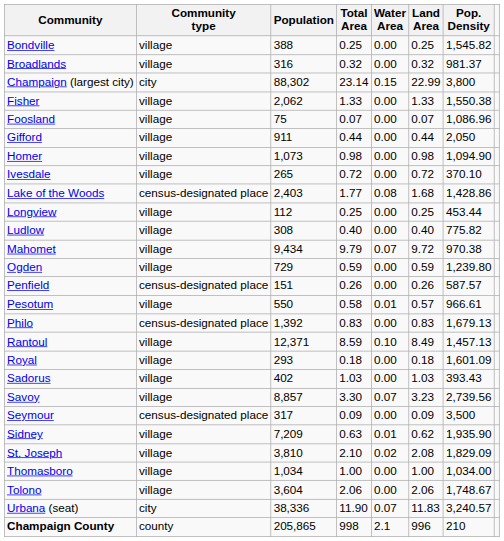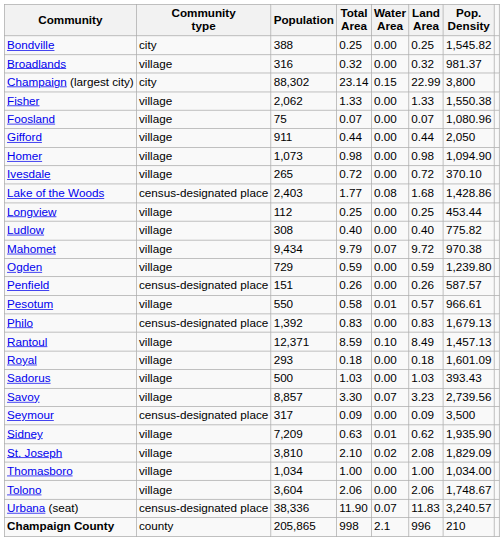(156, 45) village -> (148, 45) city
(469, 119) 1,086.96 -> (469, 119) 1,080.96
(283, 378) 402 -> (283, 378) 500
(148, 508) city -> (204, 508) census-designated place
